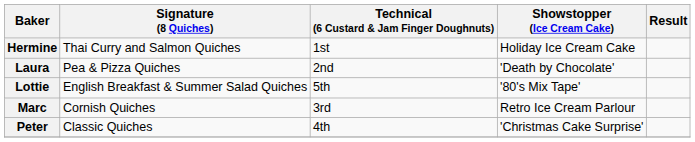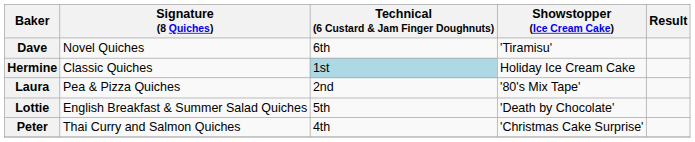+ row: (32, 48)
(152, 48) Thai Curry and Salmon Quiches -> (108, 68) Classic Quiches
(321, 48) no background -> (321, 68) lightblue background
(557, 68) 'Death by Chocolate' -> (540, 87) '80's Mix Tape'
(540, 87) '80's Mix Tape' -> (557, 107) 'Death by Chocolate'
- row: (32, 107)
(108, 127) Classic Quiches -> (152, 127) Thai Curry and Salmon Quiches
